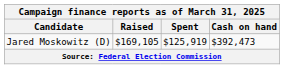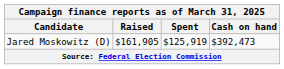(137, 41) $169,105 -> (137, 41) $161,905
